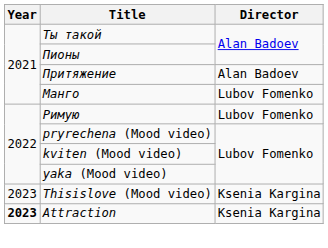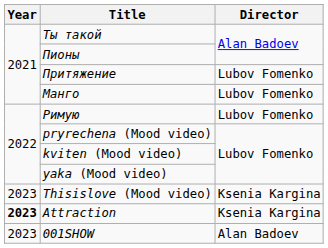(258, 74) Alan Badoev -> (265, 74) Lubov Fomenko
+ row: (68, 234)
